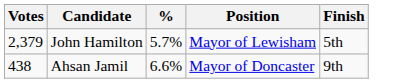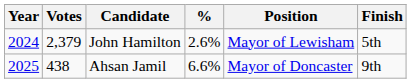+ column: (24, 16)
(166, 41) 5.7% -> (204, 41) 2.6%
